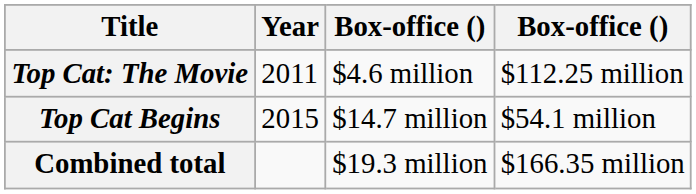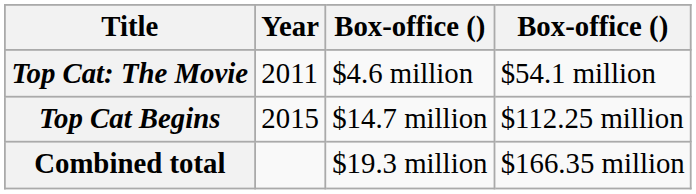(592, 73) $112.25 million -> (578, 73) $54.1 million
(578, 118) $54.1 million -> (592, 118) $112.25 million
